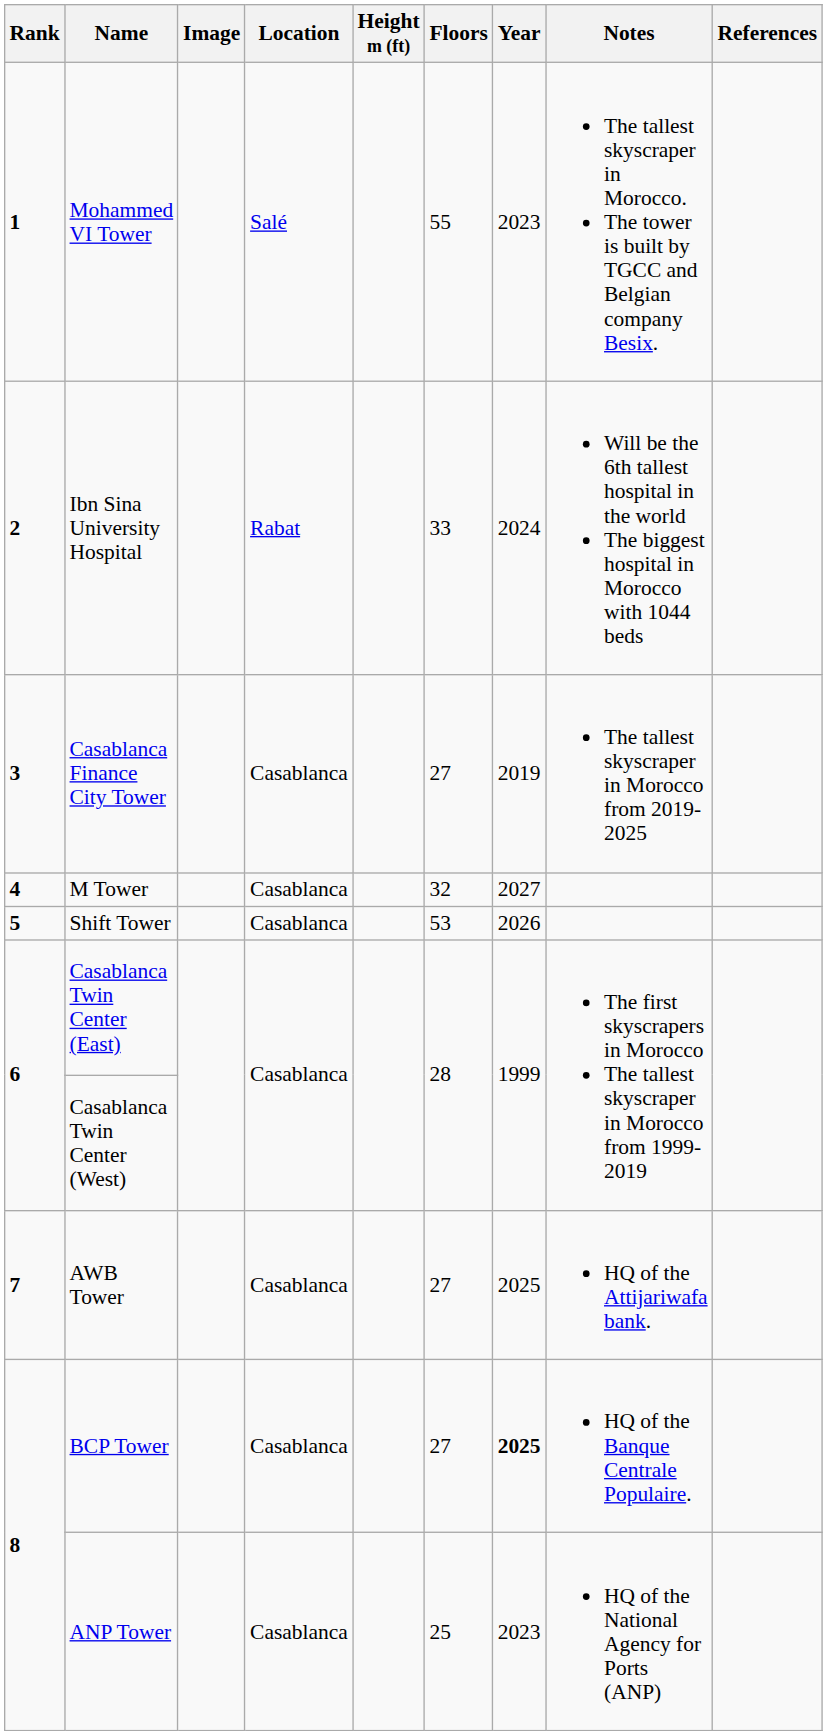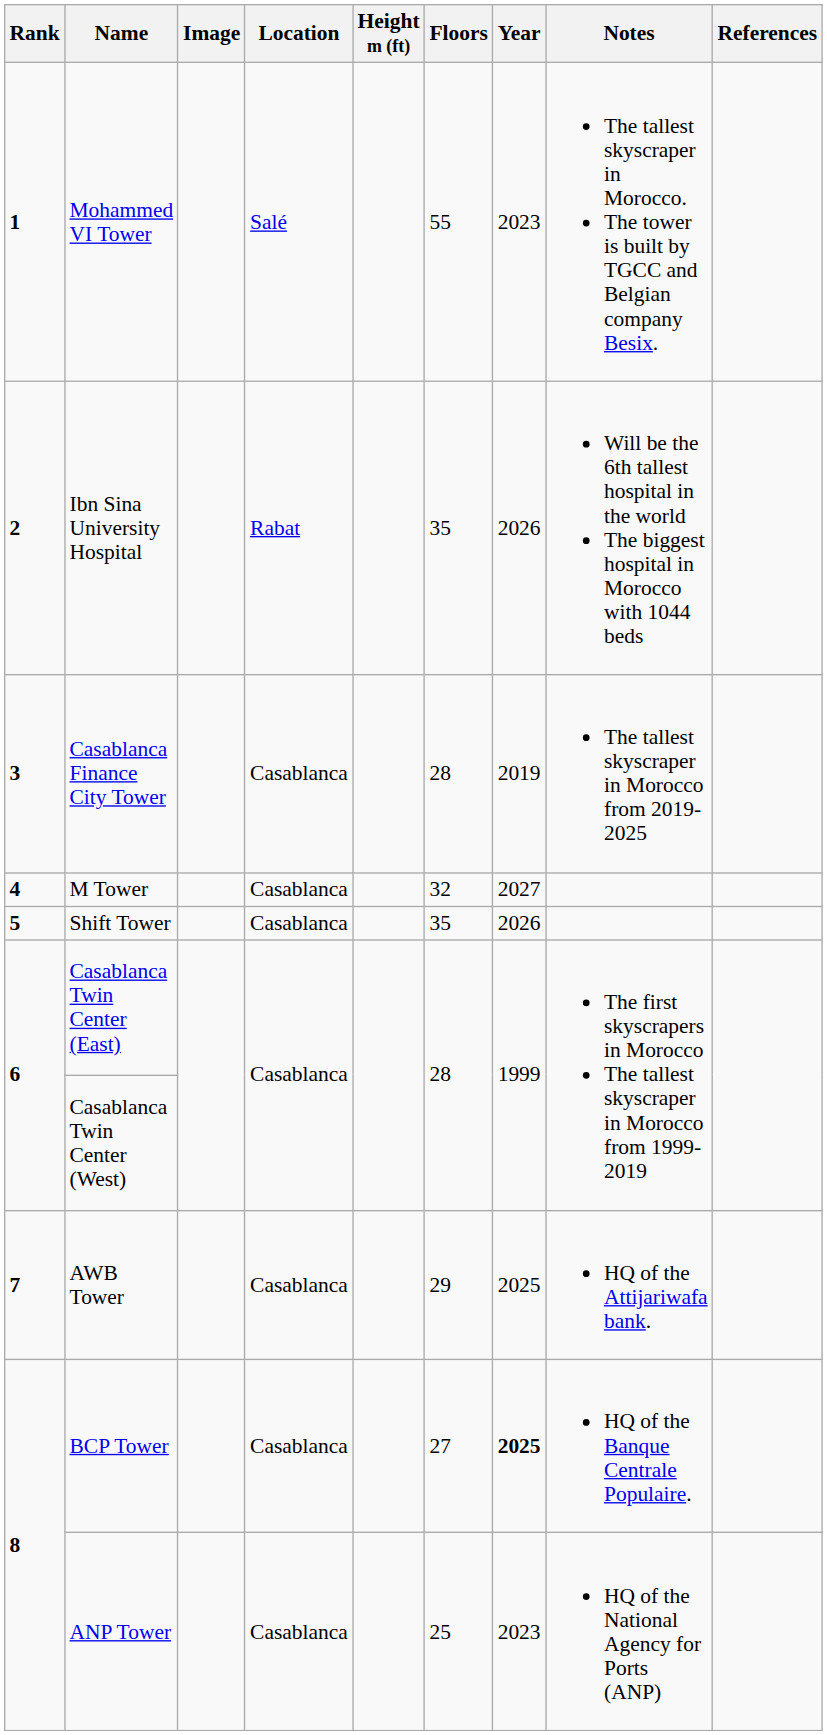(440, 527) 33 -> (440, 527) 35
(519, 527) 2024 -> (519, 527) 2026
(440, 773) 27 -> (440, 773) 28
(440, 923) 53 -> (440, 923) 35
(440, 1284) 27 -> (440, 1284) 29
